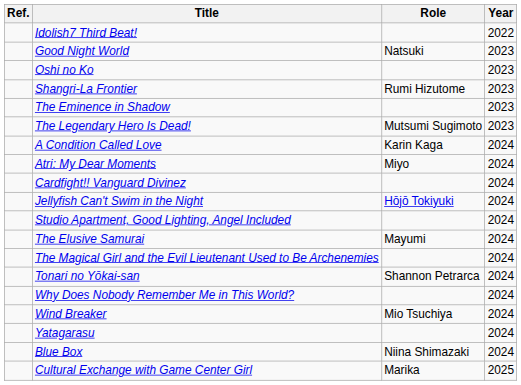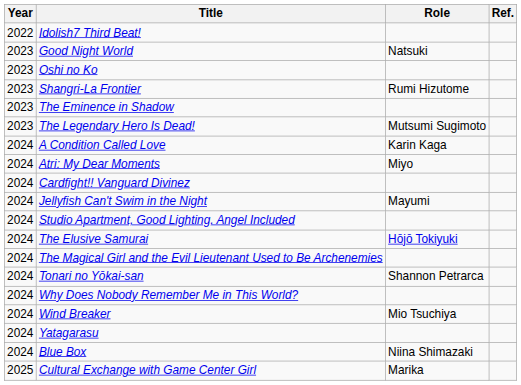columns swapped: (501, 13) <-> (18, 13)
(419, 201) Hōjō Tokiyuki -> (409, 201) Mayumi
(405, 239) Mayumi -> (423, 239) Hōjō Tokiyuki
